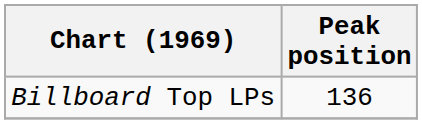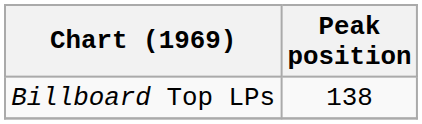(350, 98) 136 -> (350, 98) 138
